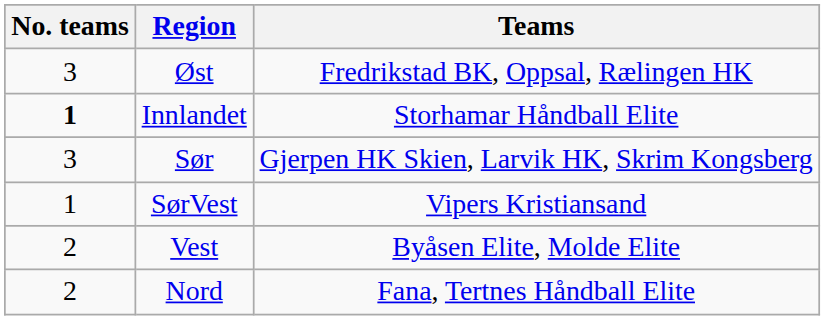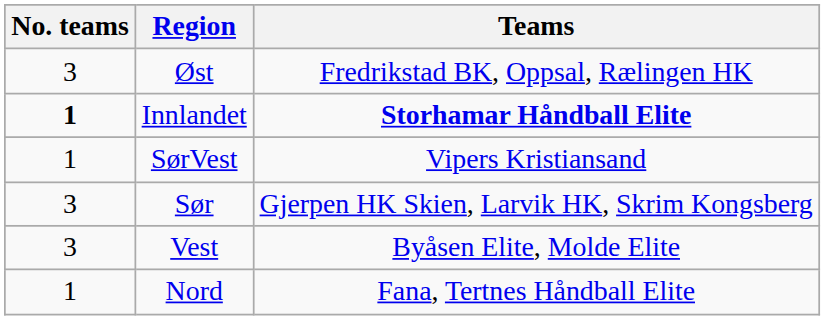(536, 114) normal -> (536, 114) bold
rows swapped: (194, 159) <-> (194, 203)
(70, 247) 2 -> (70, 247) 3
(70, 291) 2 -> (70, 291) 1
